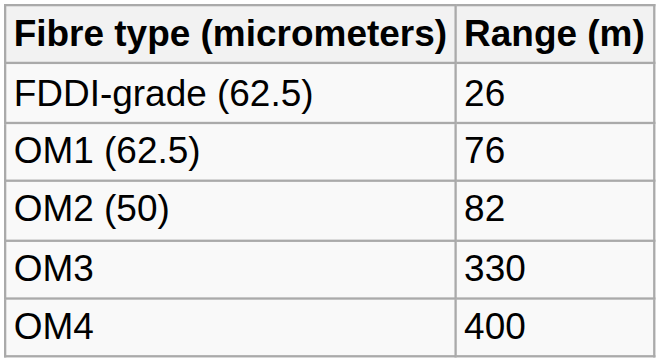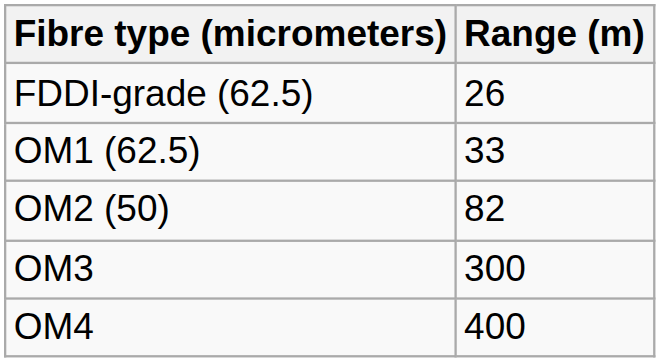(485, 151) 76 -> (485, 151) 33
(495, 268) 330 -> (495, 268) 300
